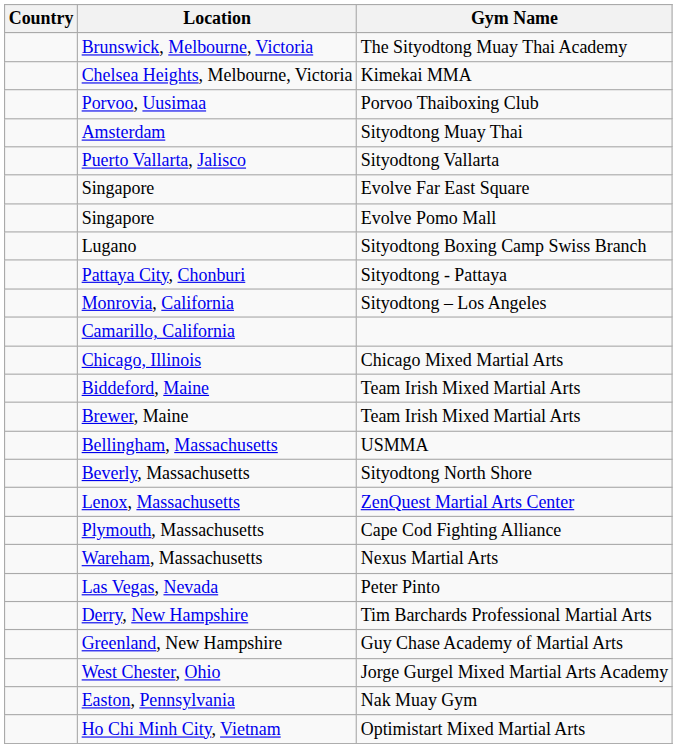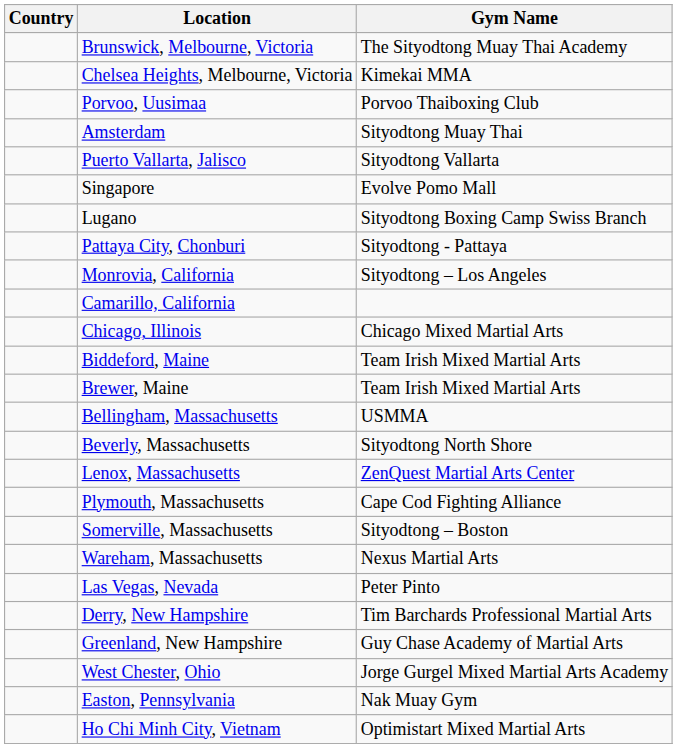- row: (118, 189)
+ row: (177, 530)
